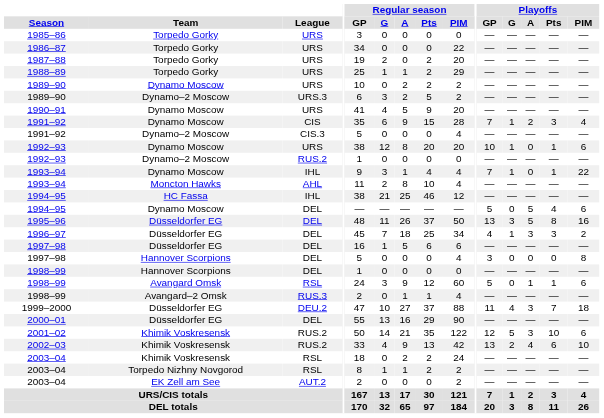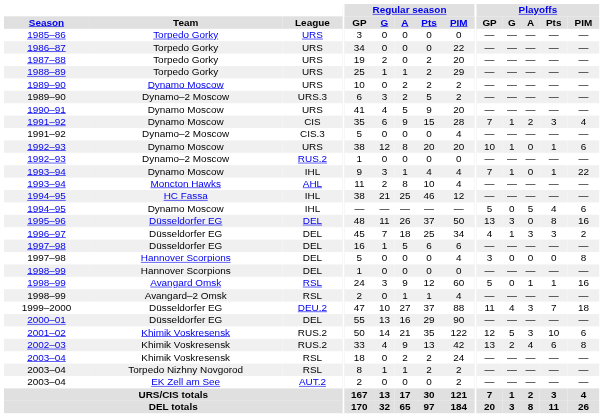(312, 208) DEL -> (312, 208) IHL
(530, 221) 5 -> (530, 221) 0
(583, 283) 6 -> (583, 283) 16
(312, 295) RUS.3 -> (312, 295) RSL
(583, 345) 10 -> (583, 345) 8
